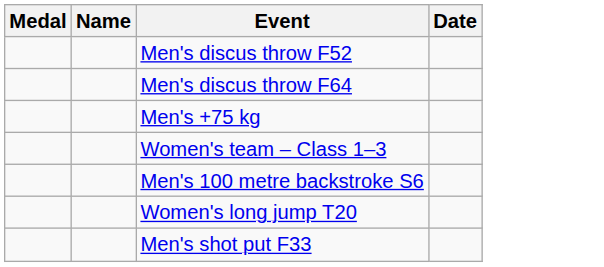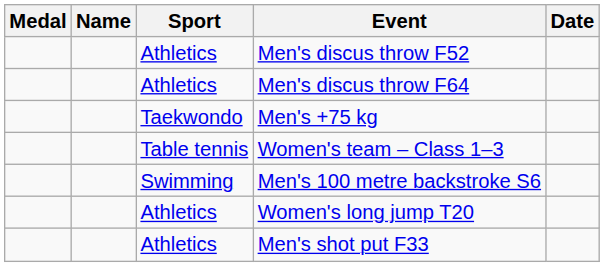+ column: (194, 21)
